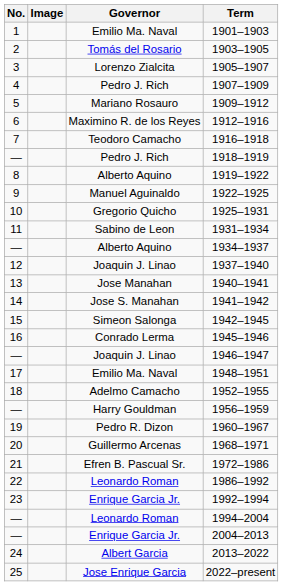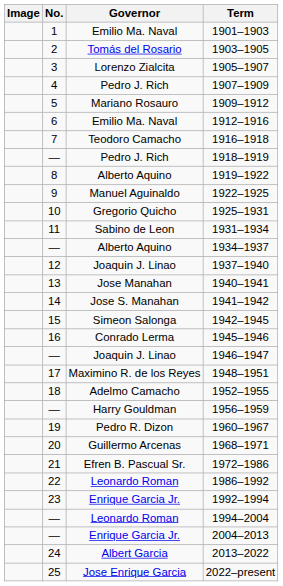columns swapped: (16, 13) <-> (47, 13)
(135, 121) Maximino R. de los Reyes -> (135, 121) Emilio Ma. Naval
(135, 373) Emilio Ma. Naval -> (135, 373) Maximino R. de los Reyes
